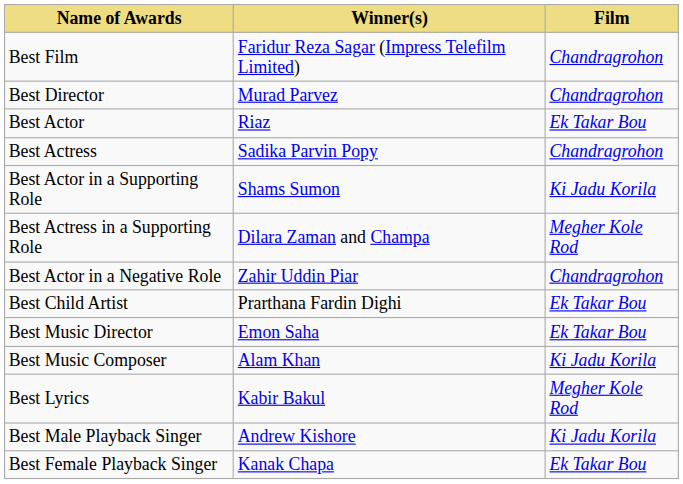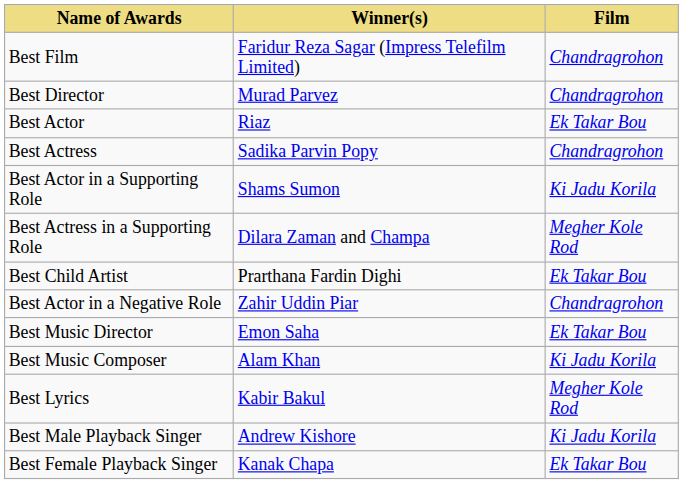rows swapped: (115, 275) <-> (68, 303)
